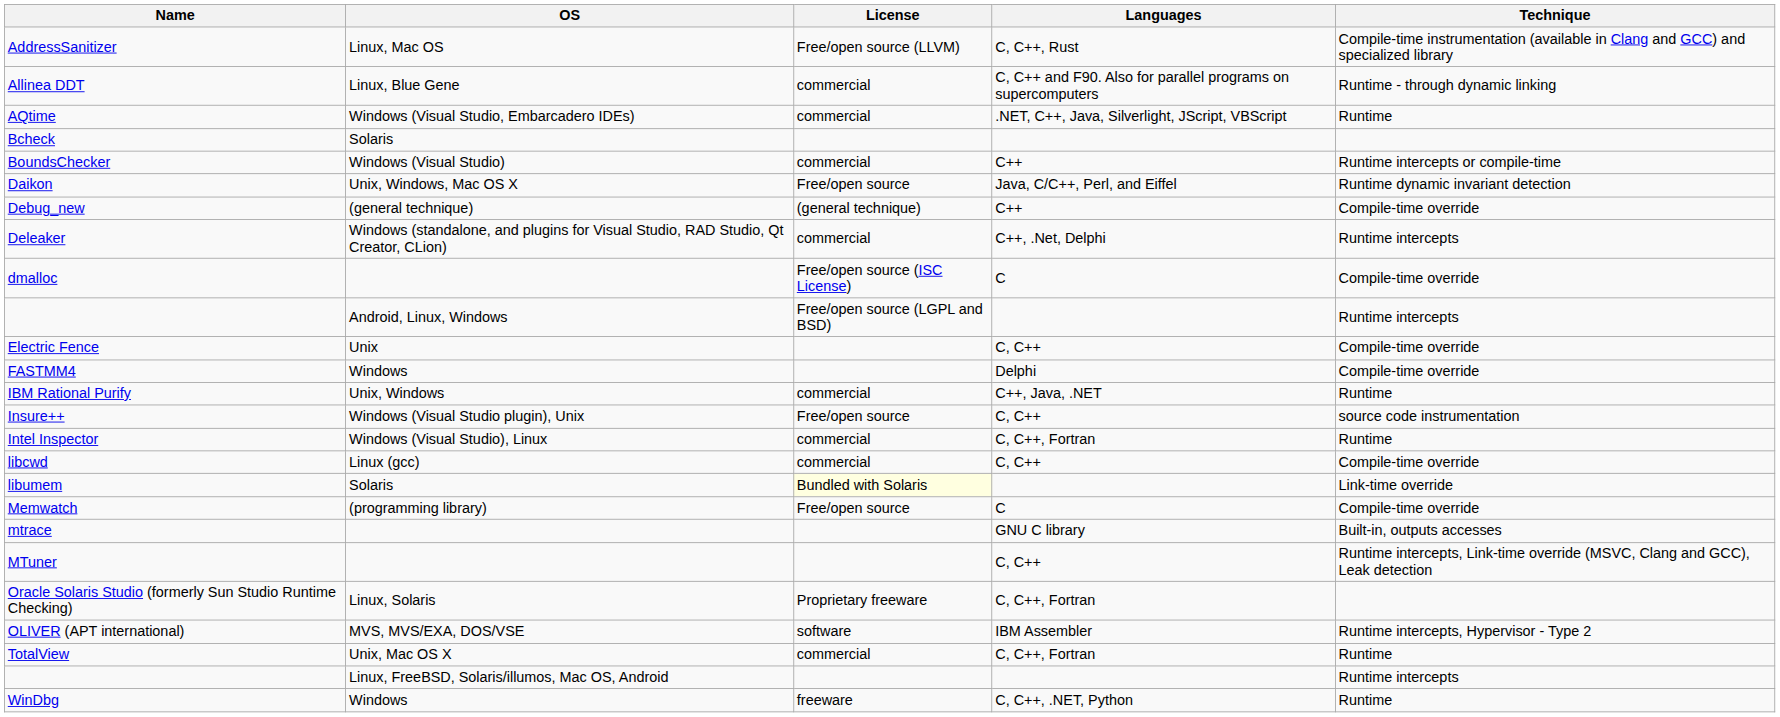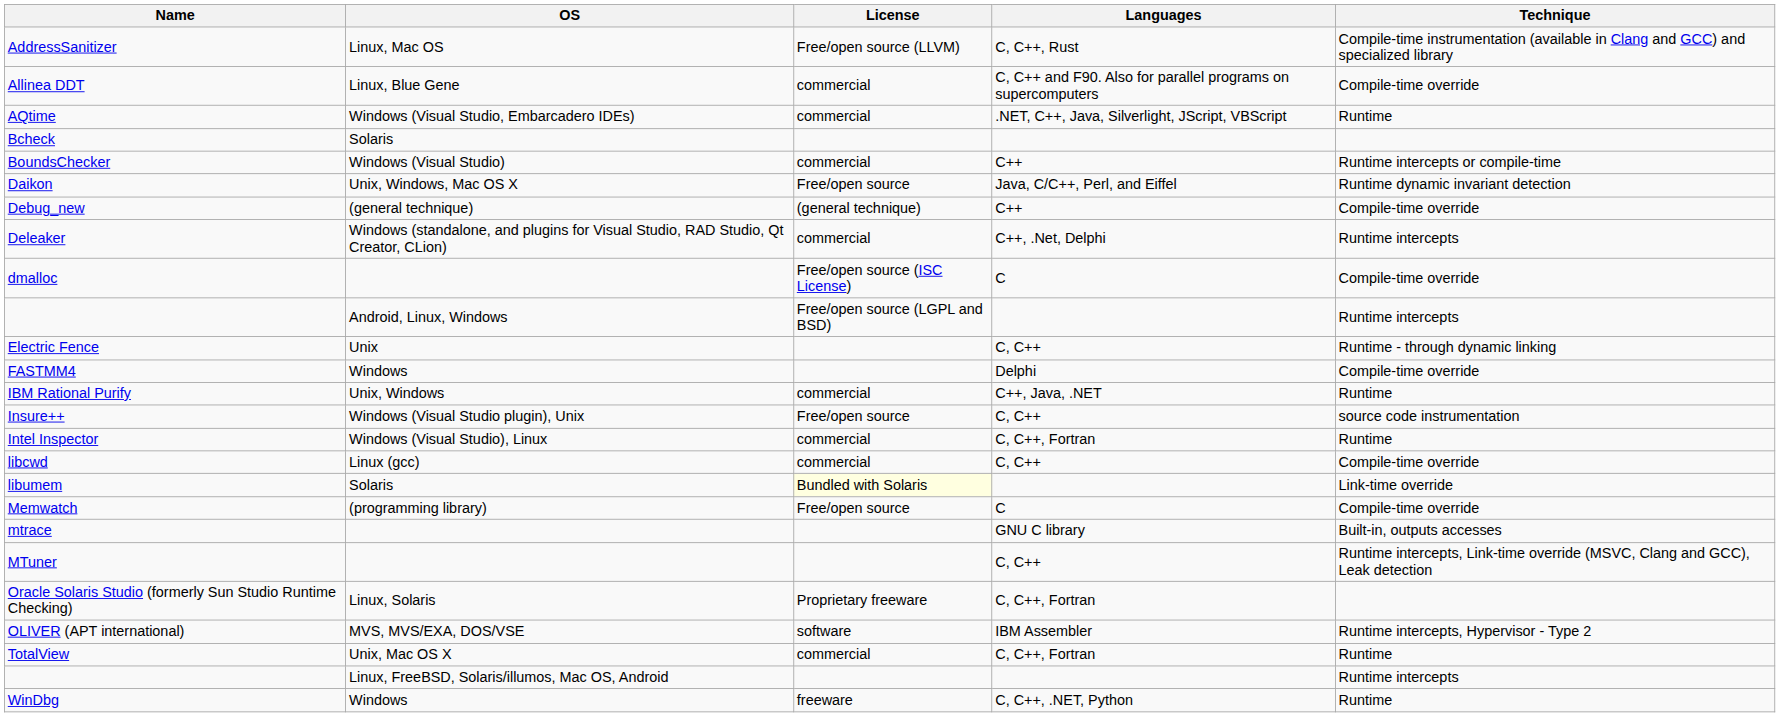(1447, 85) Runtime - through dynamic linking -> (1409, 85) Compile-time override
(1409, 348) Compile-time override -> (1447, 348) Runtime - through dynamic linking
